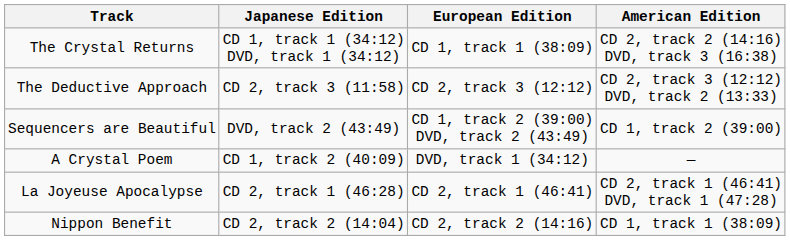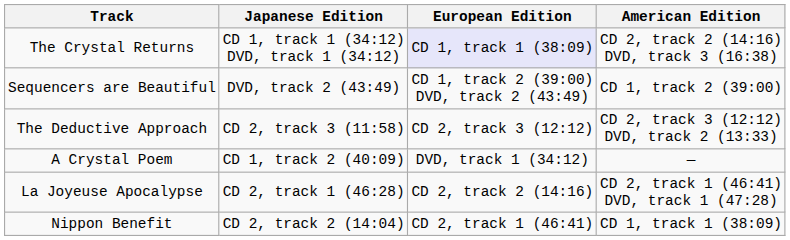(502, 48) no background -> (502, 48) lavender background
rows swapped: (112, 128) <-> (112, 88)
(502, 192) CD 2, track 1 (46:41) -> (502, 192) CD 2, track 2 (14:16)
(502, 224) CD 2, track 2 (14:16) -> (502, 224) CD 2, track 1 (46:41)
